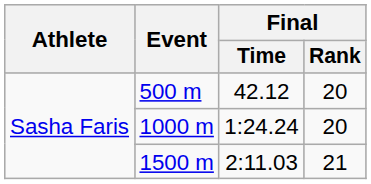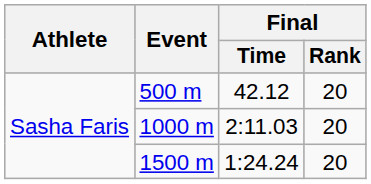(262, 127) 1:24.24 -> (262, 127) 2:11.03
(262, 162) 2:11.03 -> (262, 162) 1:24.24
(335, 162) 21 -> (335, 162) 20
